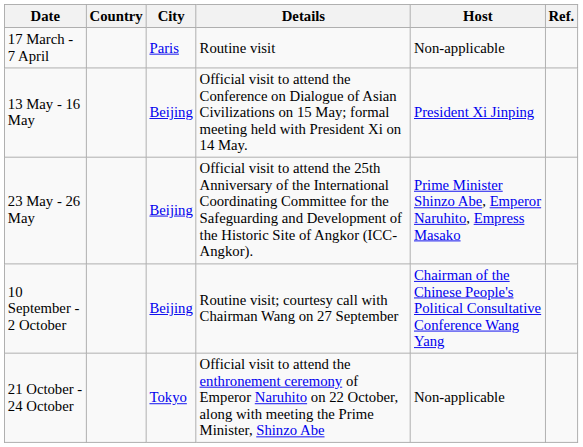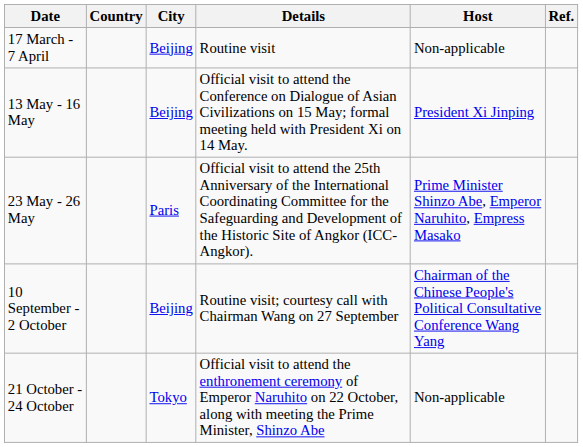(164, 47) Paris -> (171, 47) Beijing
(171, 210) Beijing -> (164, 210) Paris
